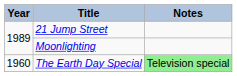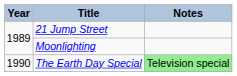(19, 63) 1960 -> (19, 63) 1990
